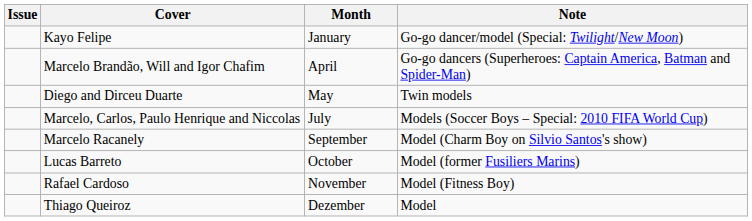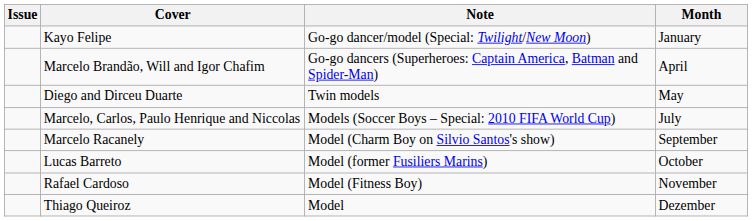columns swapped: (351, 15) <-> (572, 15)
